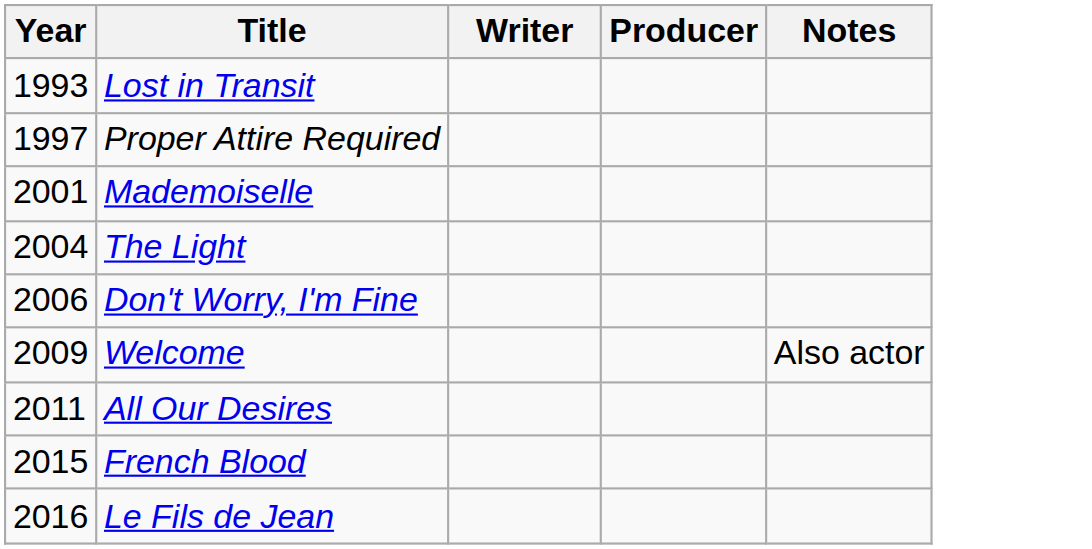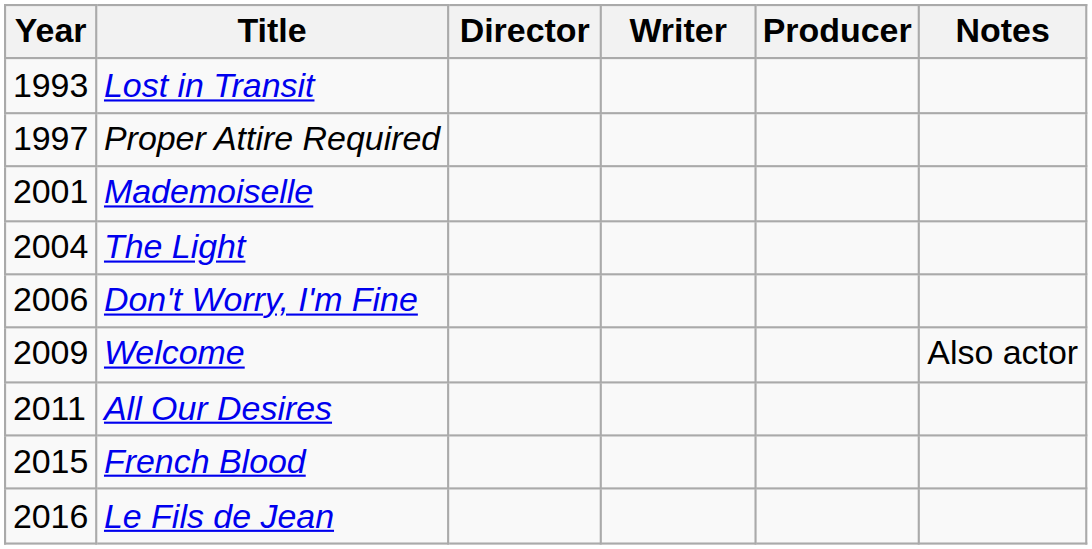+ column: (525, 31)
